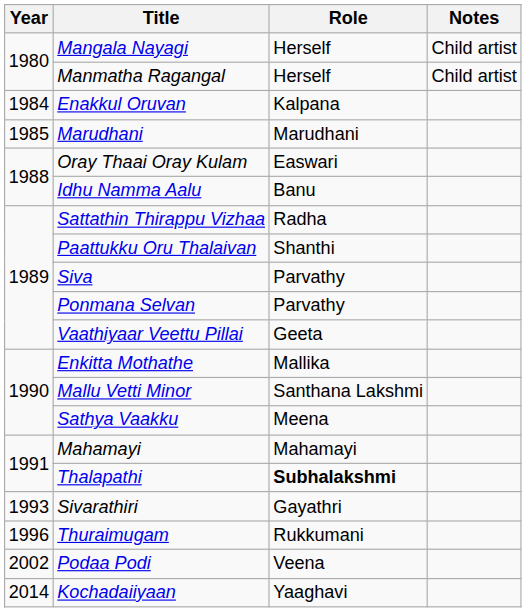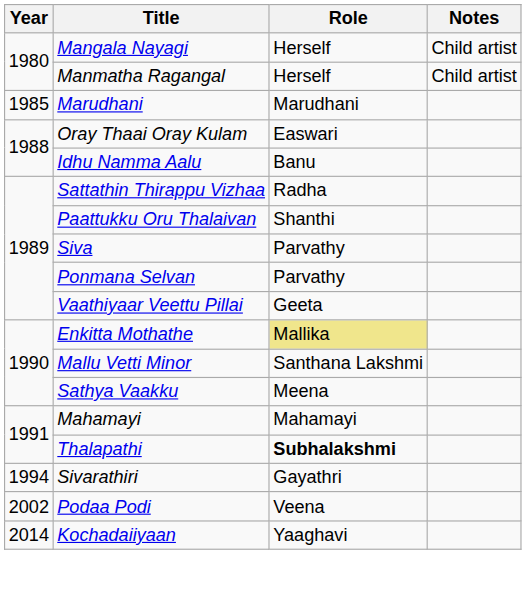- row: (122, 104)
(301, 362) no background -> (301, 334) khaki background
(29, 506) 1993 -> (29, 477) 1994
- row: (113, 534)
